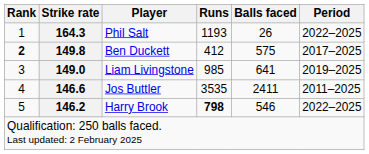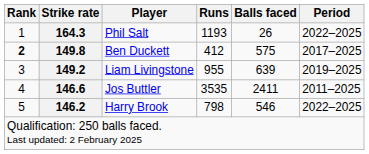(70, 70) 149.0 -> (70, 70) 149.2
(214, 70) 985 -> (214, 70) 955
(266, 70) 641 -> (266, 70) 639
(214, 107) bold -> (214, 107) normal
